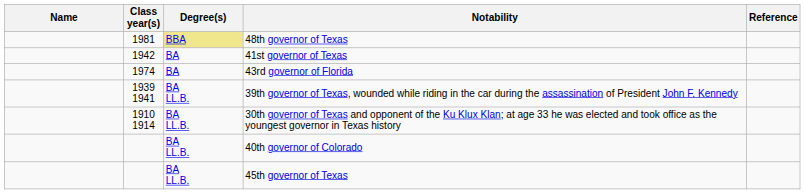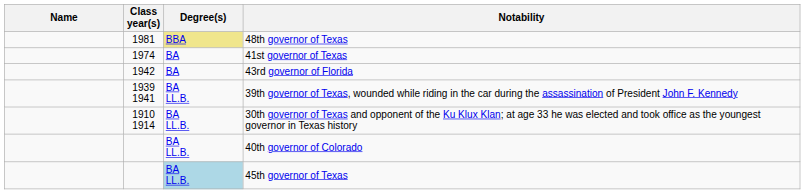- column: (773, 18)
(144, 55) 1942 -> (144, 55) 1974
(144, 71) 1974 -> (144, 71) 1942
(178, 175) no background -> (178, 175) lightblue background
